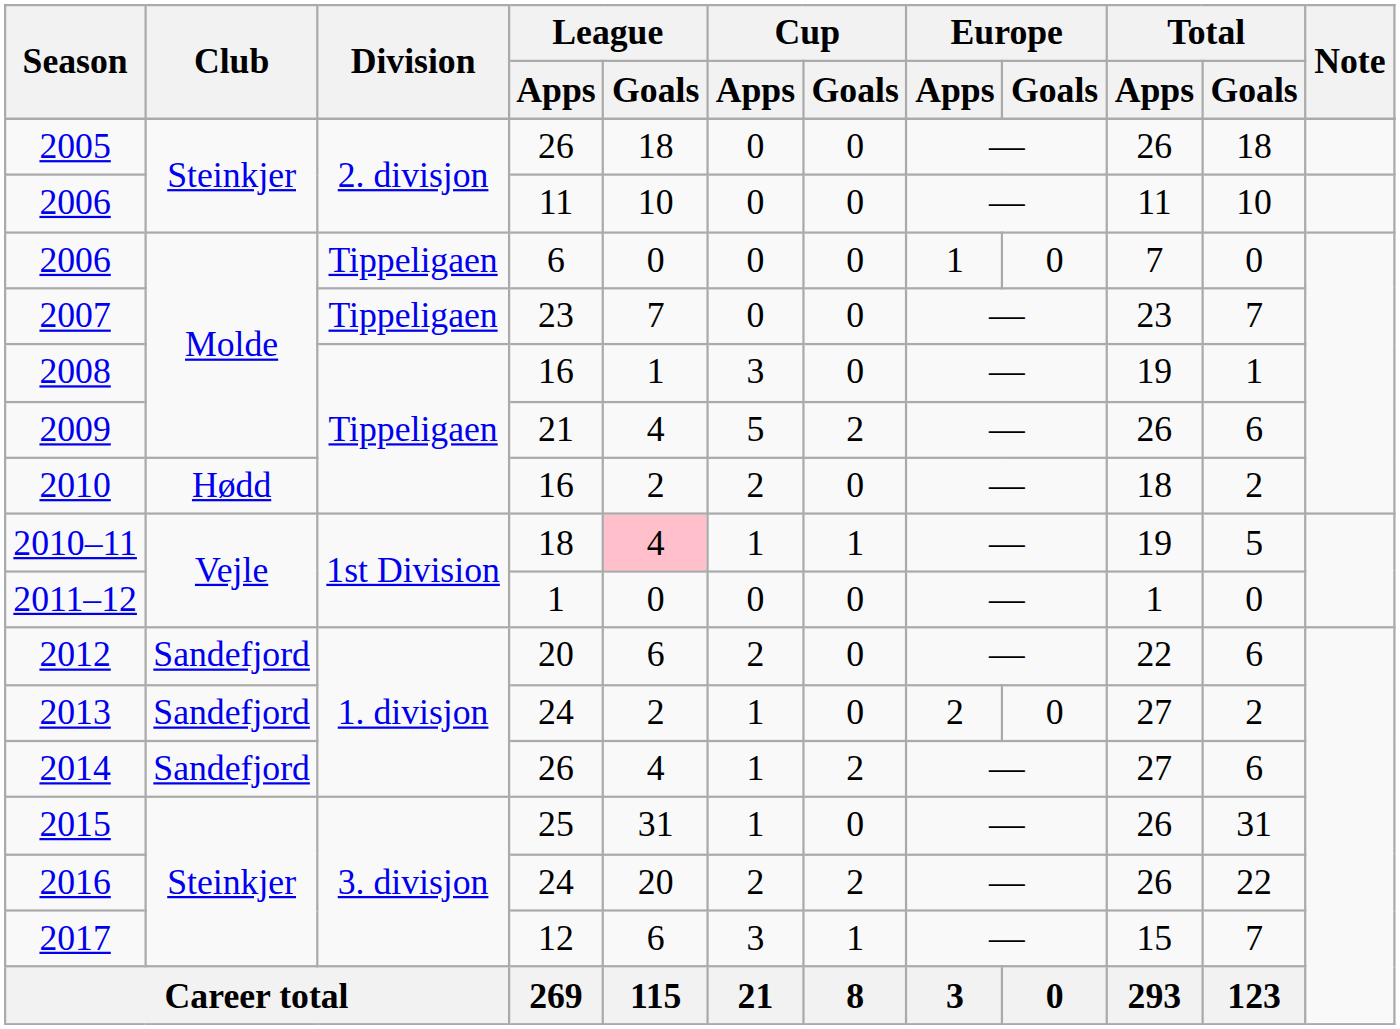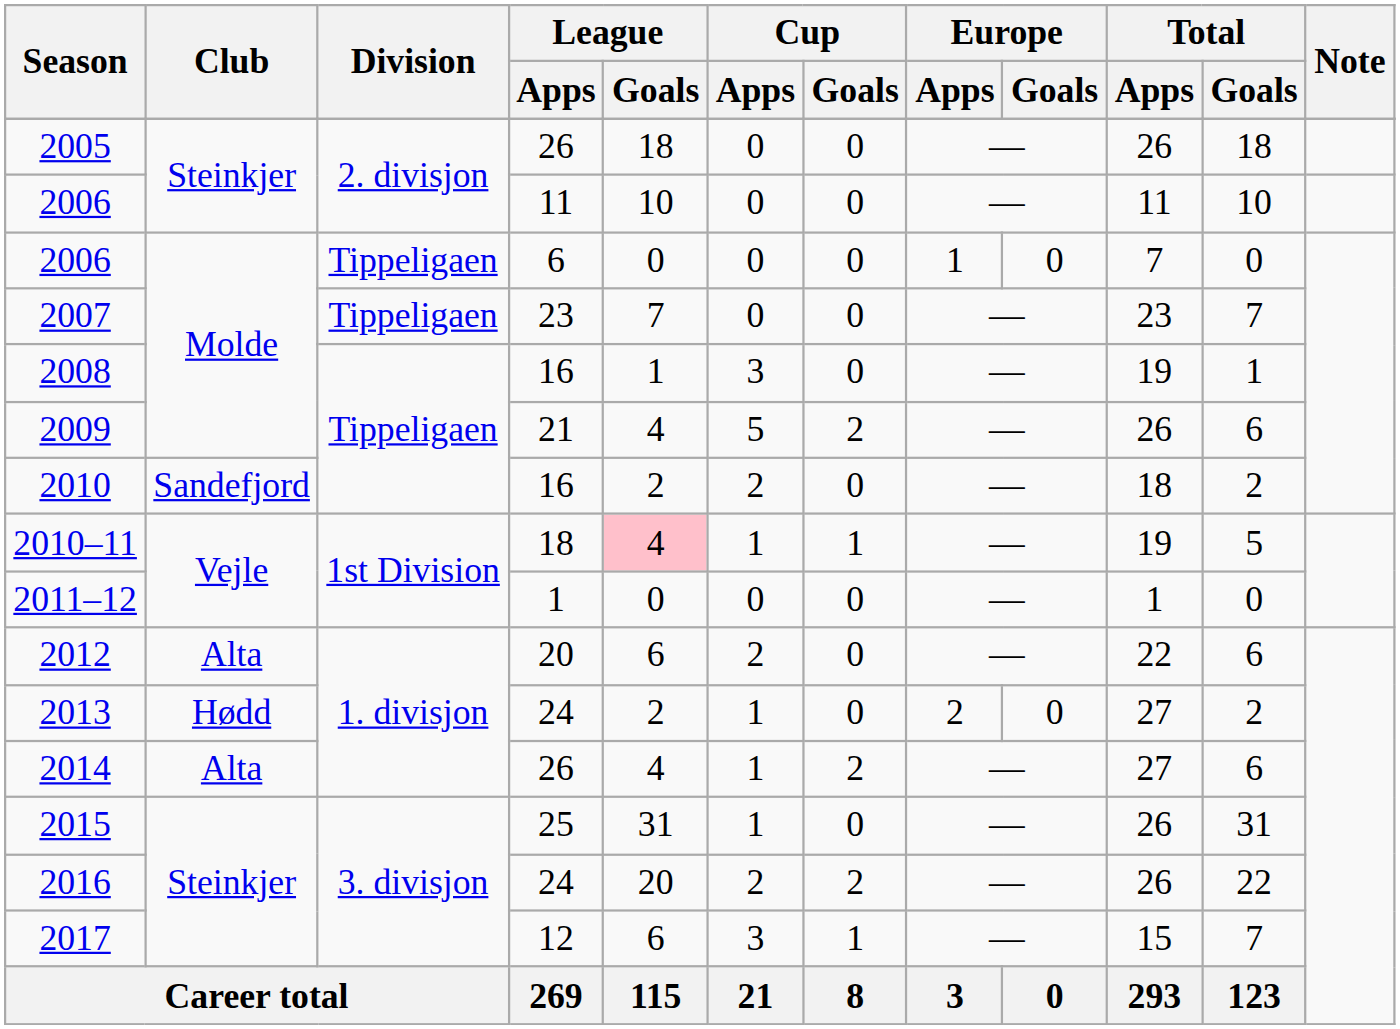(232, 485) Hødd -> (232, 485) Sandefjord
(232, 655) Sandefjord -> (232, 655) Alta
(232, 711) Sandefjord -> (232, 711) Hødd
(232, 768) Sandefjord -> (232, 768) Alta
